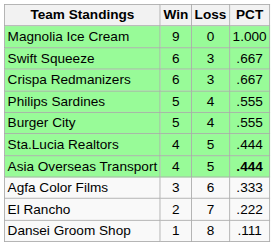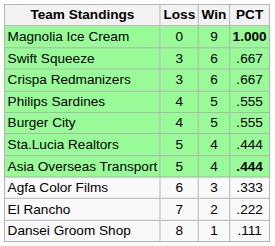columns swapped: (176, 15) <-> (210, 15)
(250, 36) normal -> (250, 36) bold
